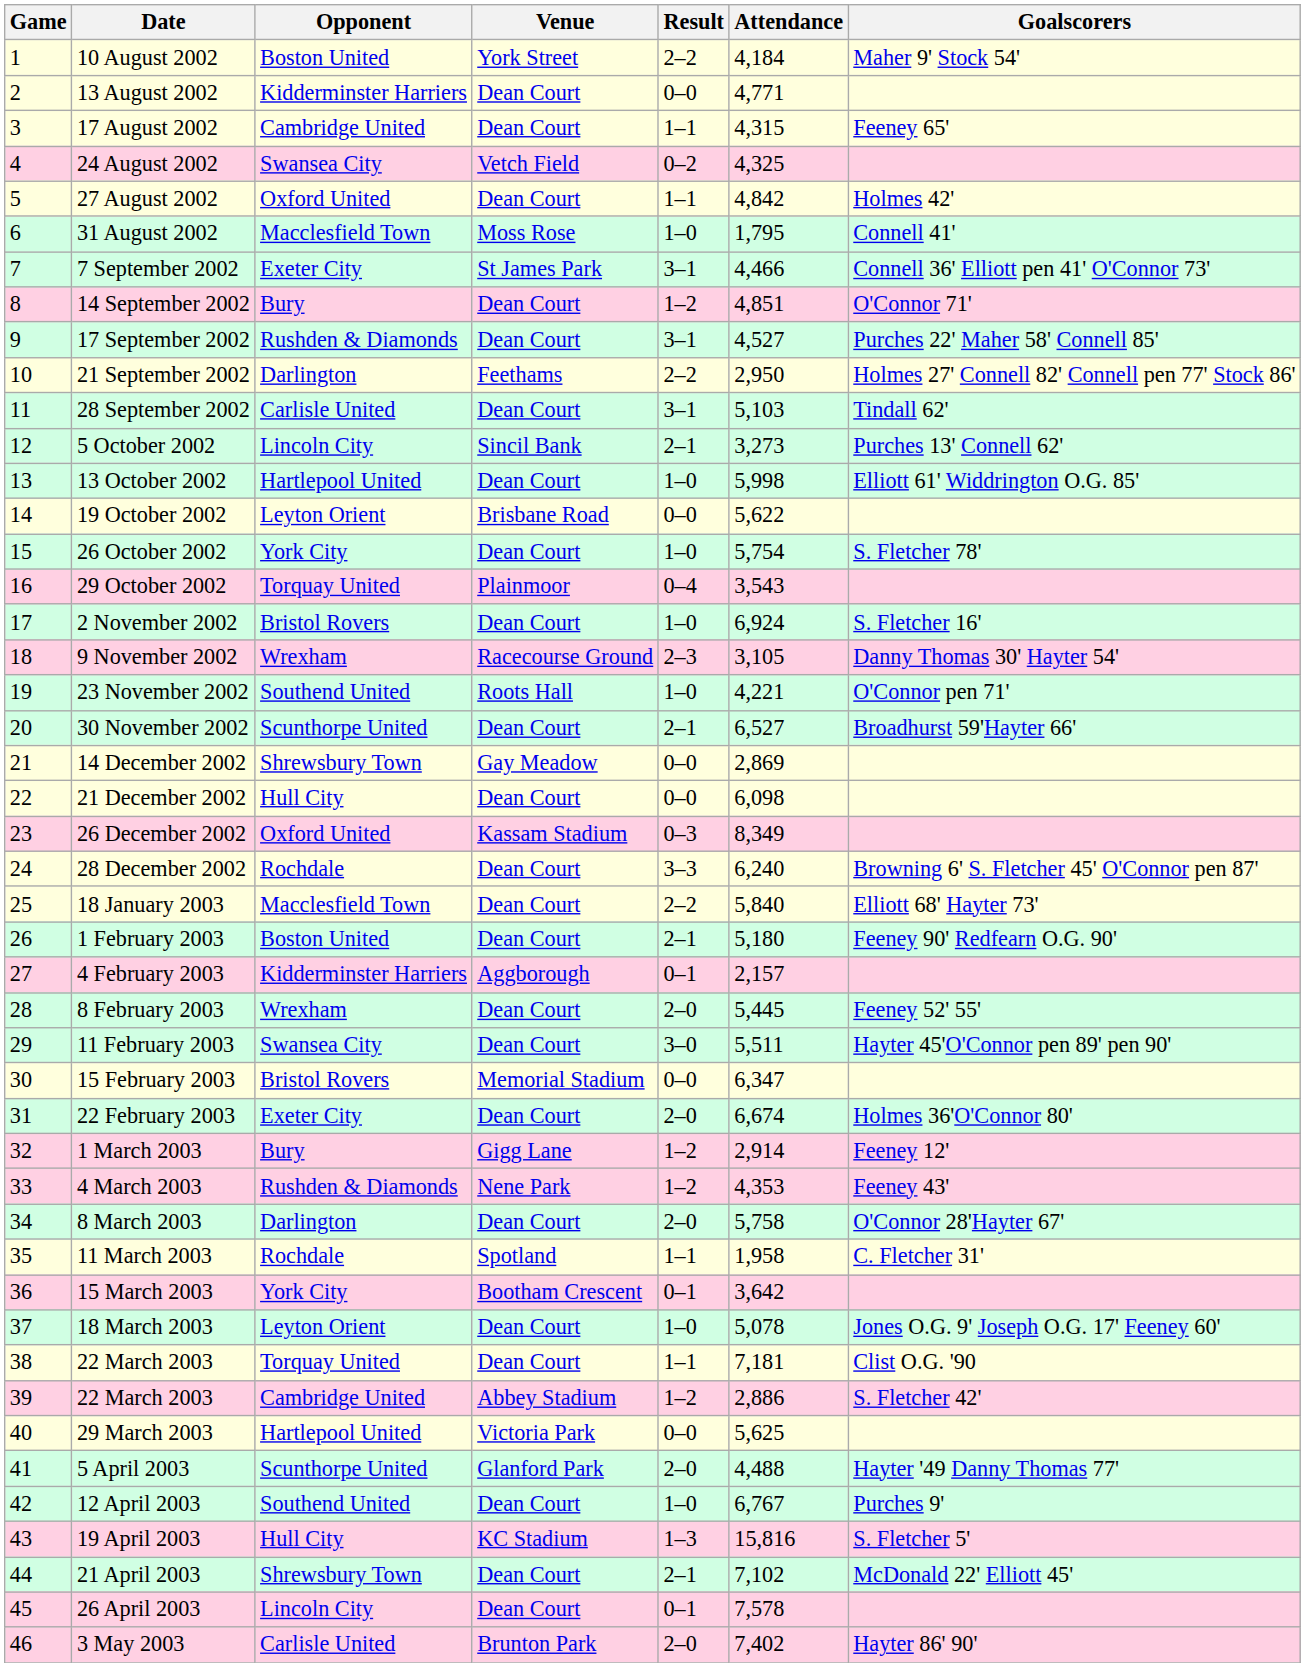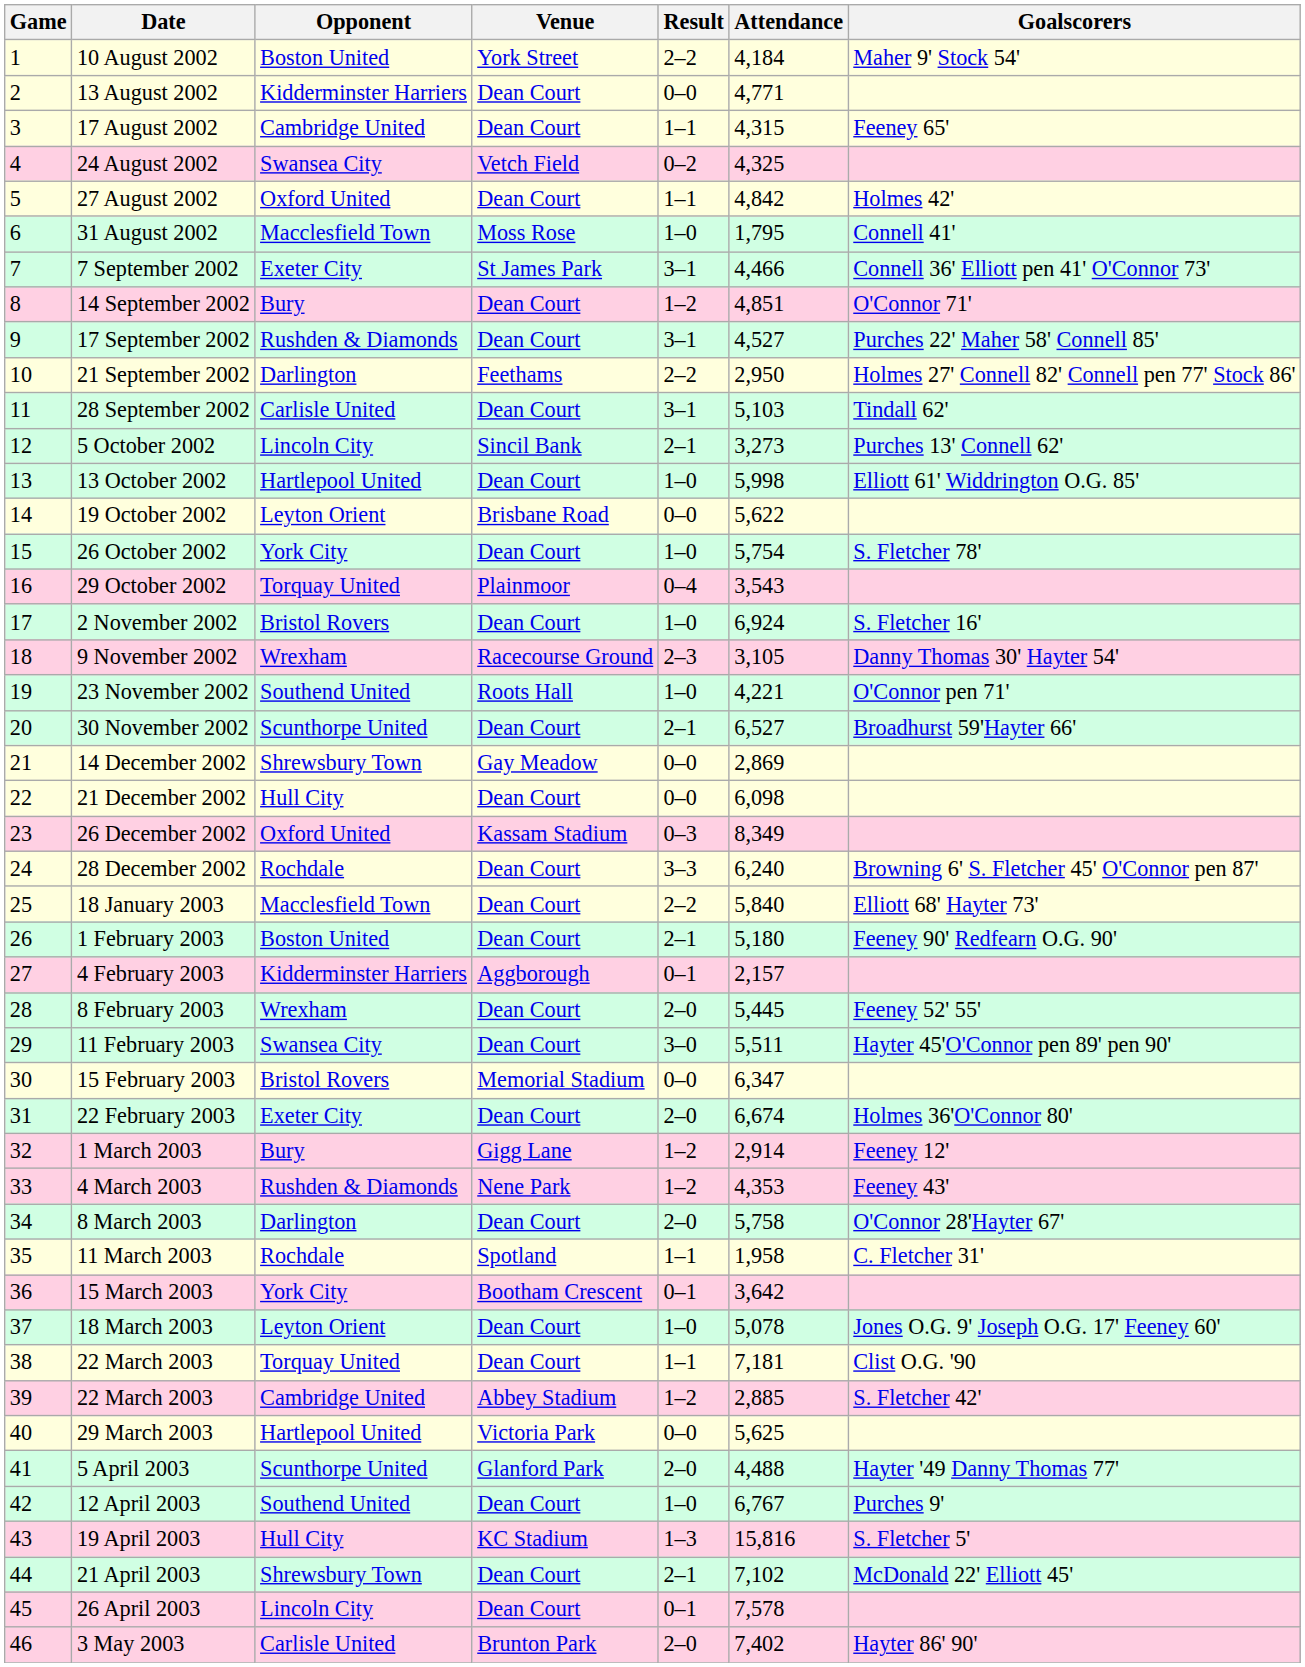(759, 1397) 2,886 -> (759, 1397) 2,885
